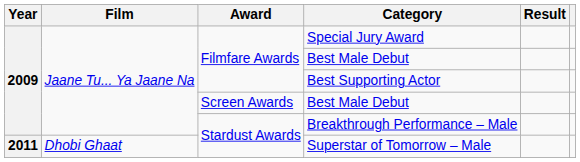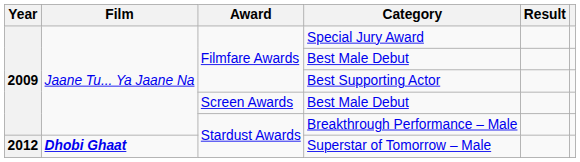(23, 146) 2011 -> (23, 146) 2012
(83, 146) normal -> (85, 146) bold
